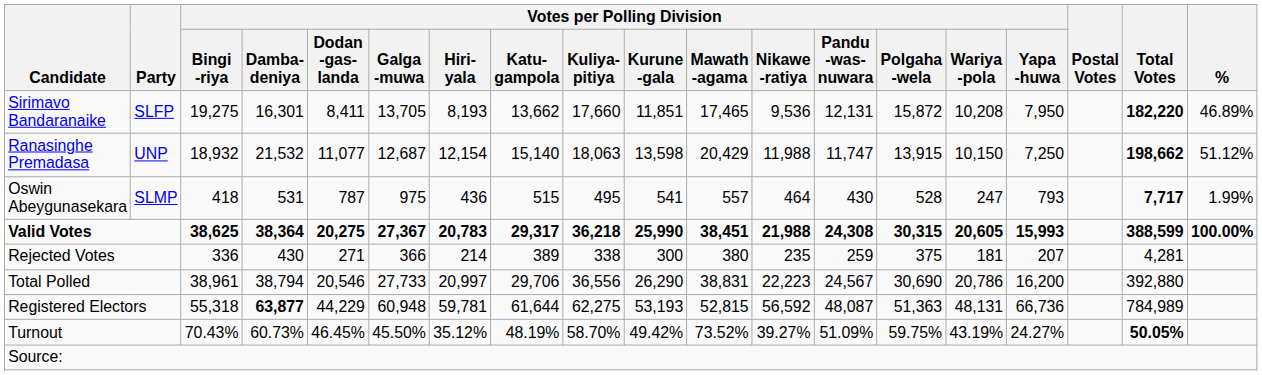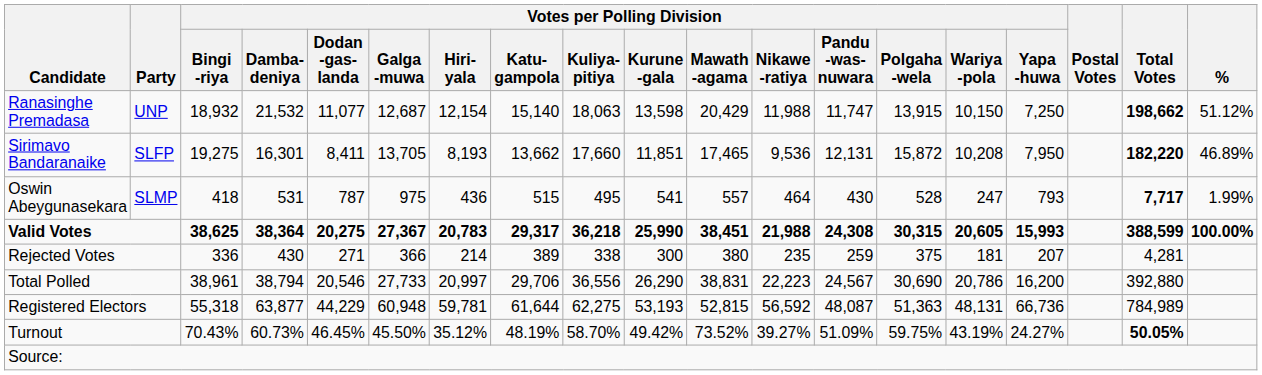rows swapped: (50, 154) <-> (57, 111)
(280, 307) bold -> (280, 307) normal
